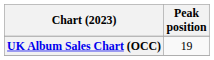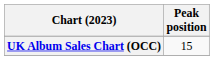(187, 45) 19 -> (187, 45) 15
